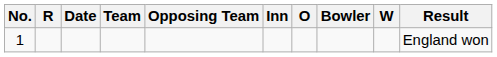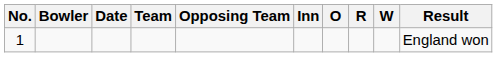columns swapped: (346, 16) <-> (48, 16)
